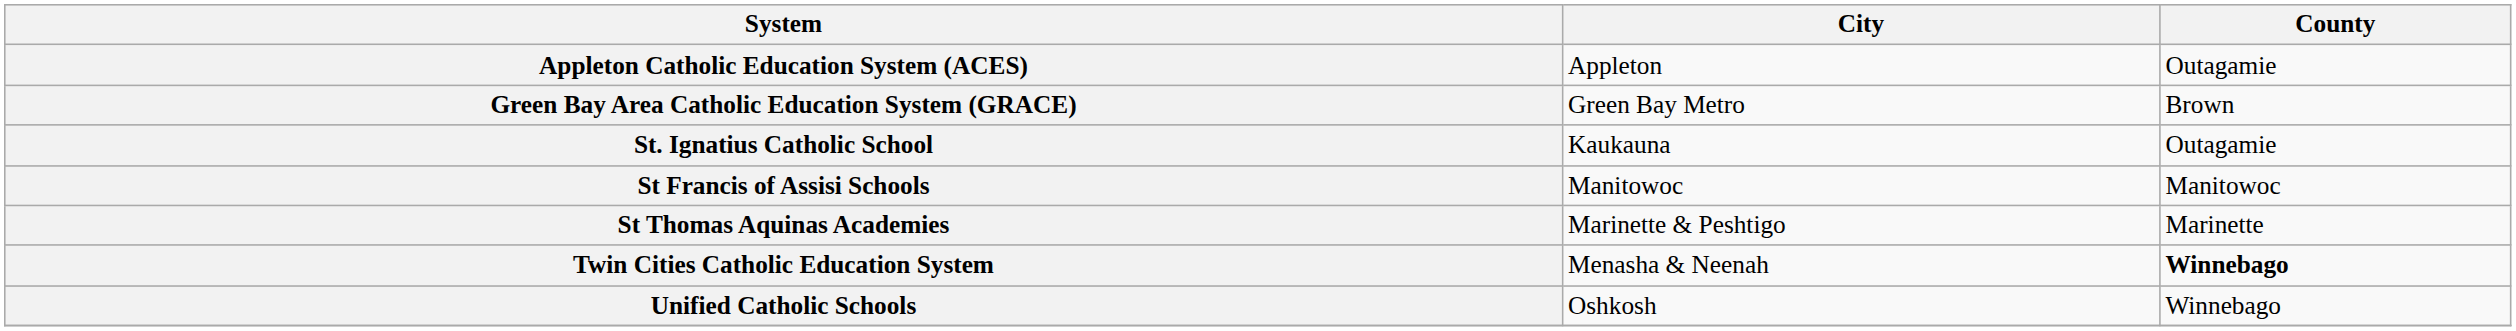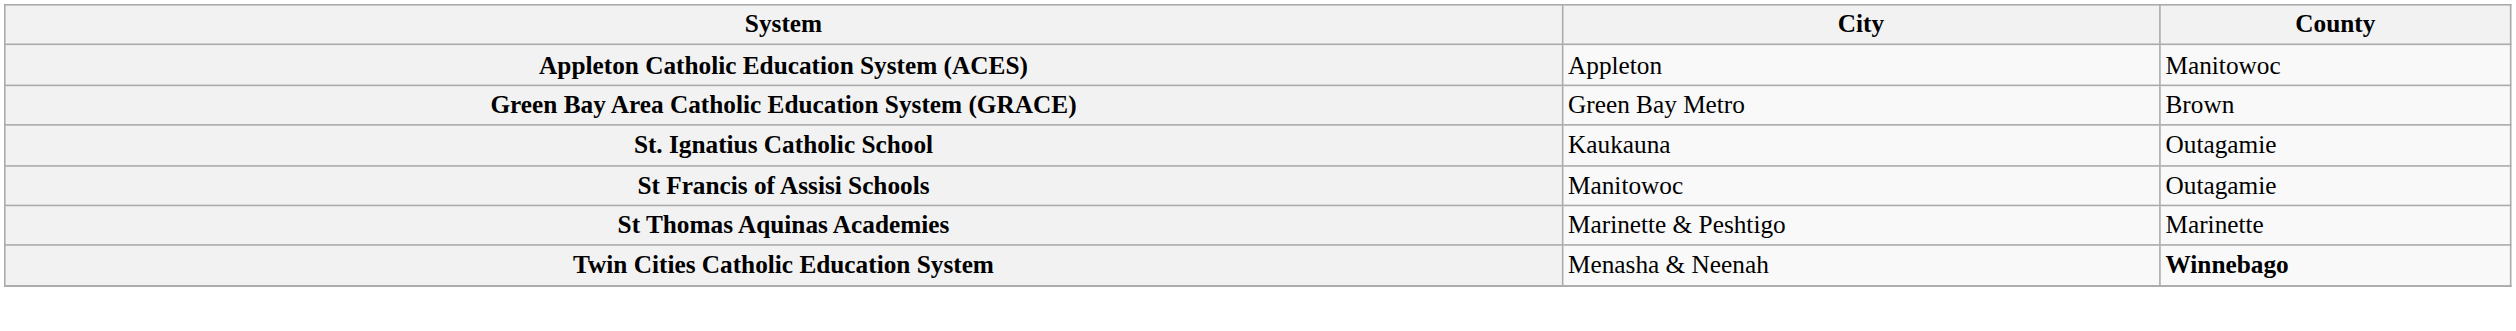(2221, 64) Outagamie -> (2223, 64) Manitowoc
(2223, 184) Manitowoc -> (2221, 184) Outagamie
- row: (783, 305)
